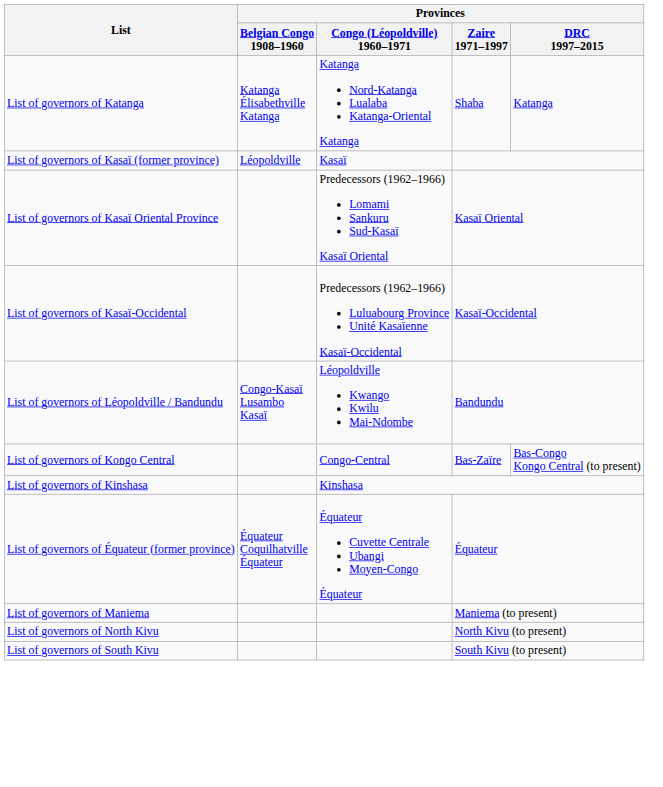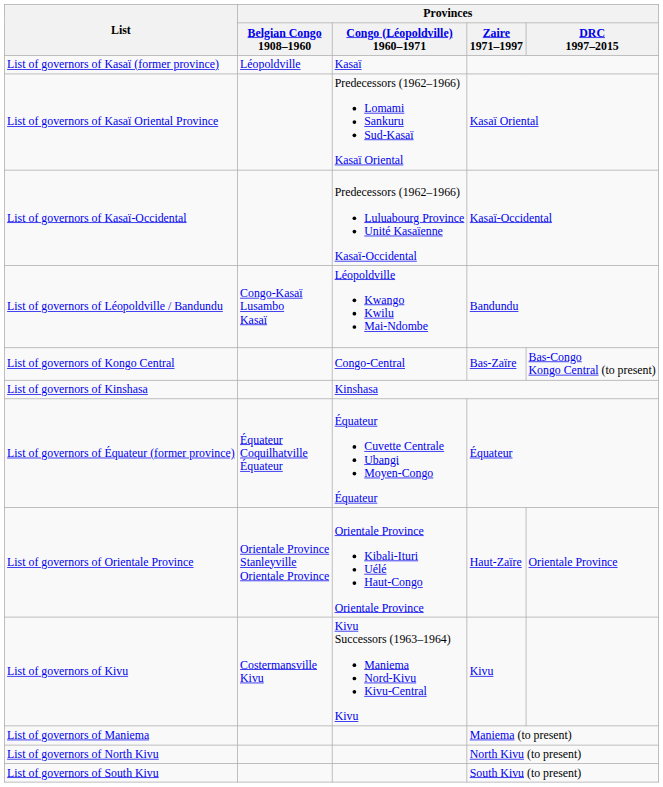- row: (75, 103)
+ row: (100, 562)
+ row: (68, 671)
